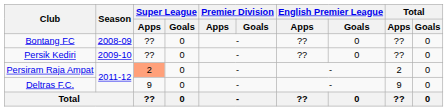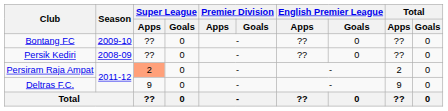(115, 41) 2008-09 -> (115, 41) 2009-10
(115, 56) 2009-10 -> (115, 56) 2008-09
